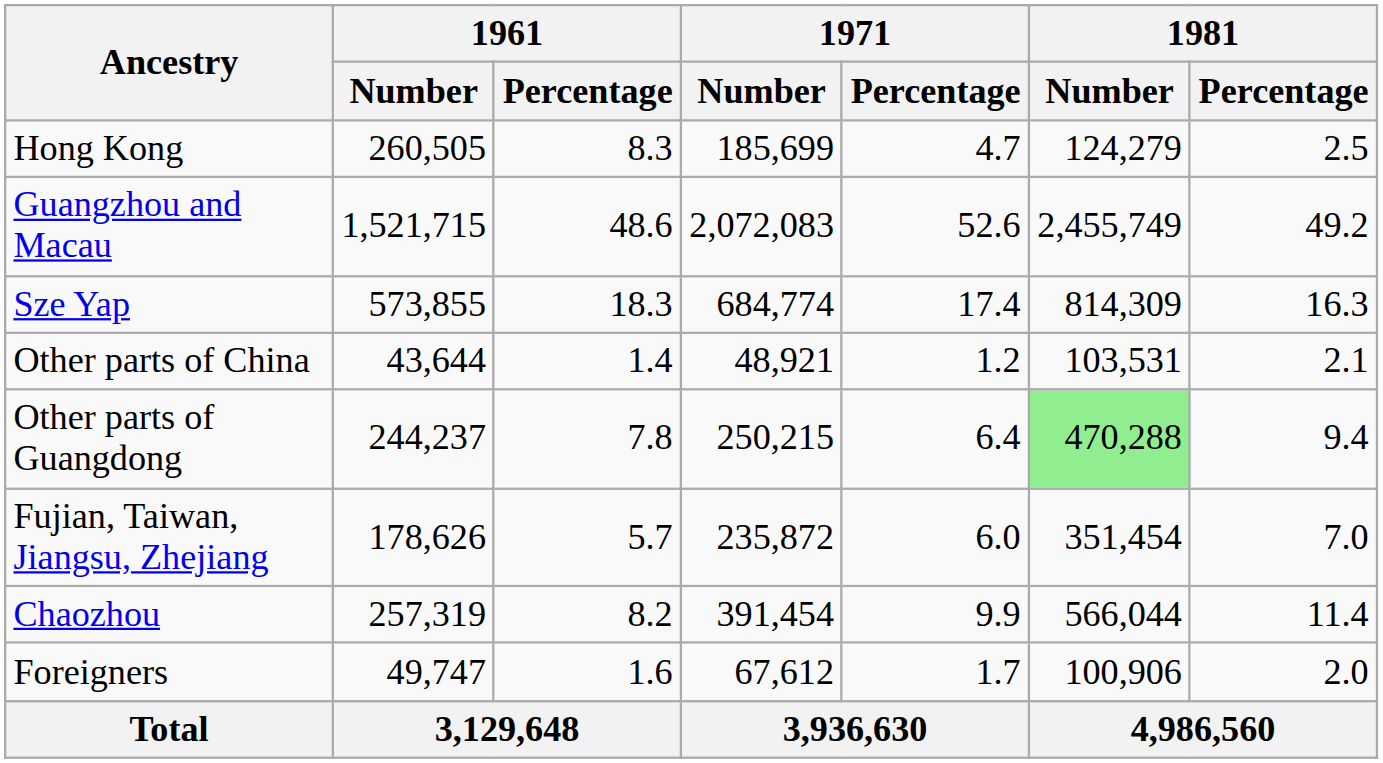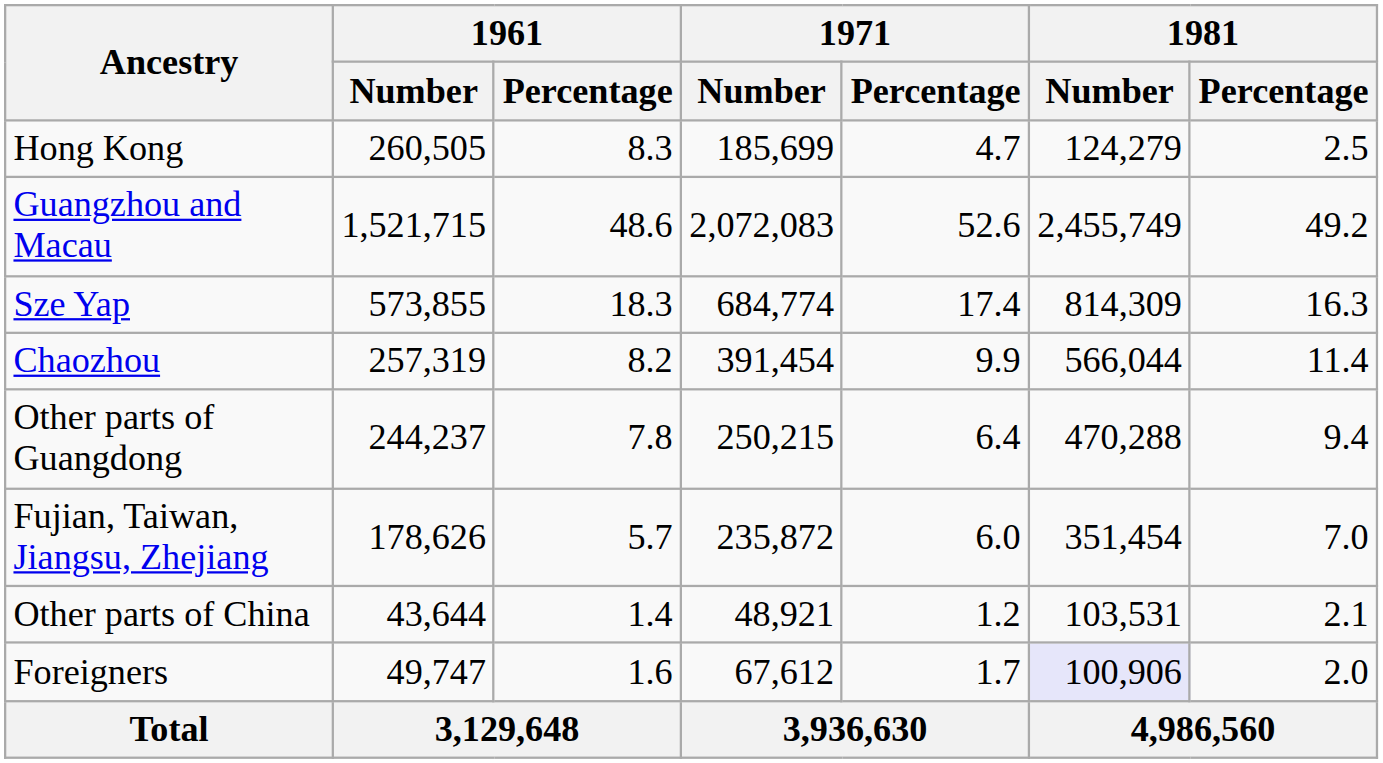rows swapped: (87, 613) <-> (162, 360)
(1123, 438) lightgreen background -> (1123, 438) no background
(1123, 671) no background -> (1123, 671) lavender background
